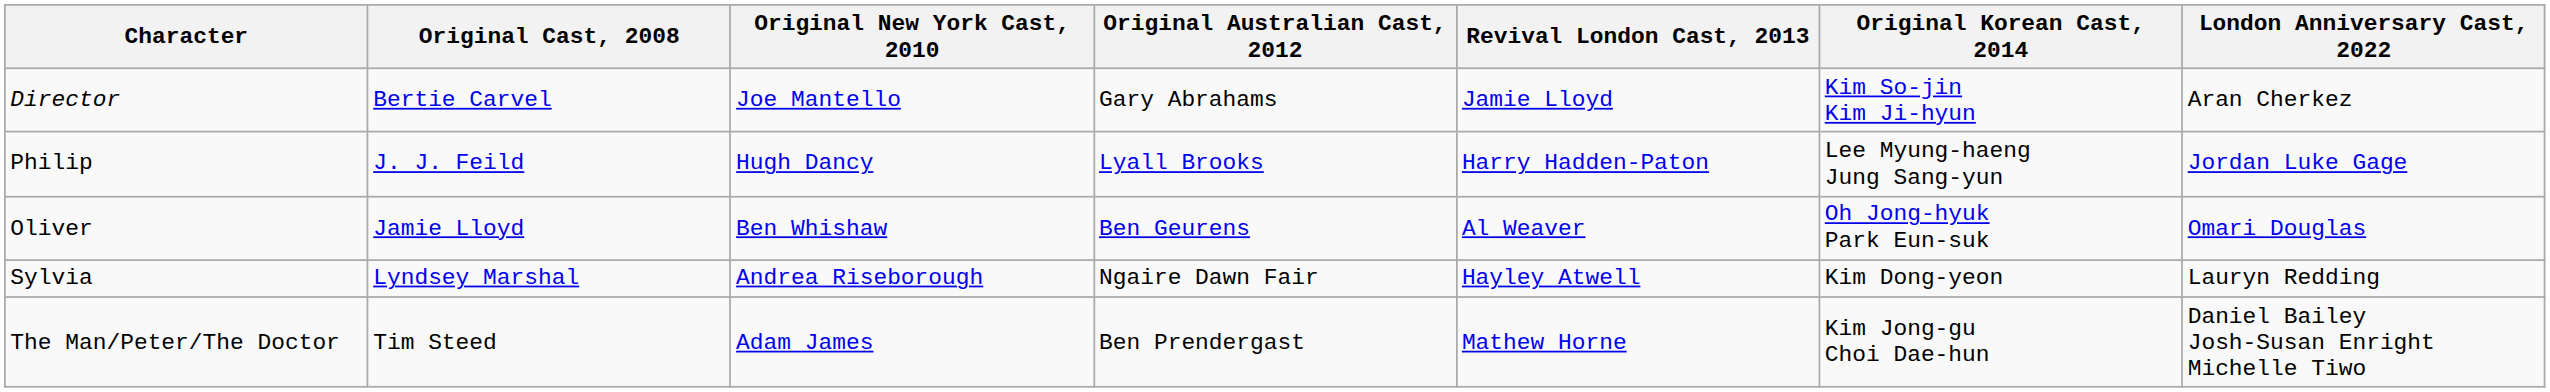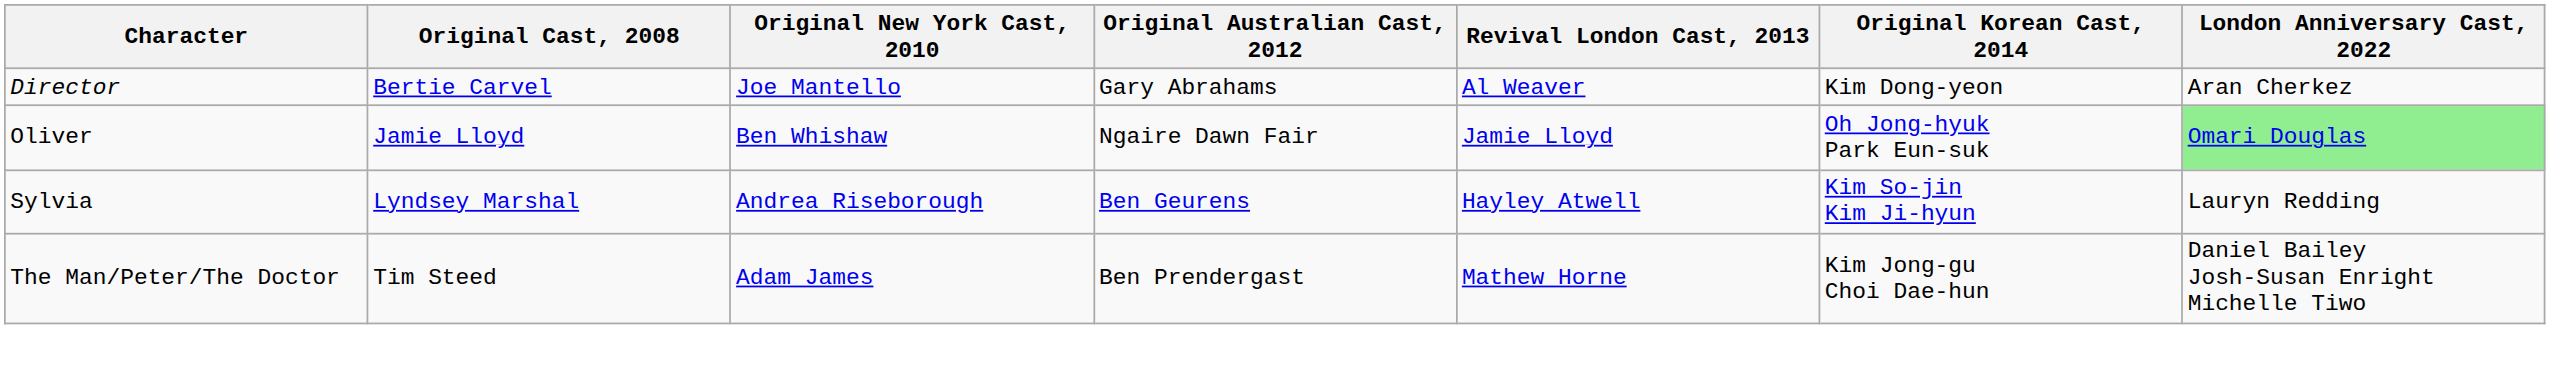(1537, 100) Jamie Lloyd -> (1524, 87) Al Weaver
(1900, 100) Kim So-jin Kim Ji-hyun -> (1914, 87) Kim Dong-yeon
- row: (52, 164)
(1175, 228) Ben Geurens -> (1209, 138) Ngaire Dawn Fair
(1524, 228) Al Weaver -> (1537, 138) Jamie Lloyd
(2277, 228) no background -> (2277, 138) lightgreen background
(1209, 278) Ngaire Dawn Fair -> (1175, 201) Ben Geurens
(1914, 278) Kim Dong-yeon -> (1900, 201) Kim So-jin Kim Ji-hyun
